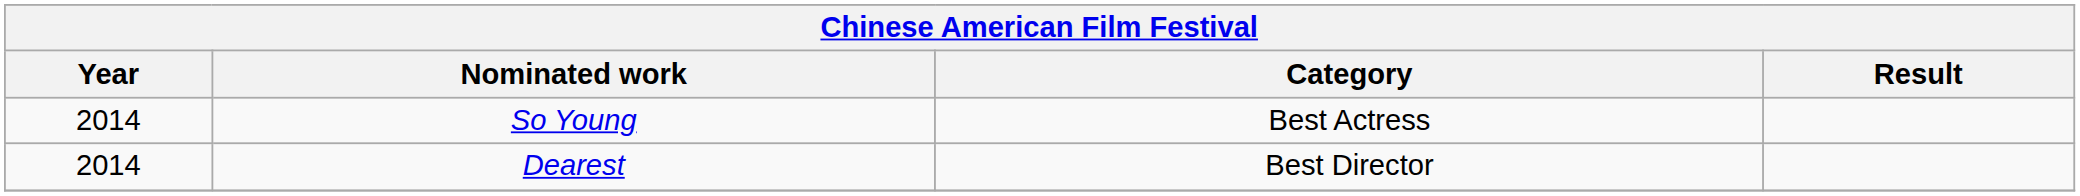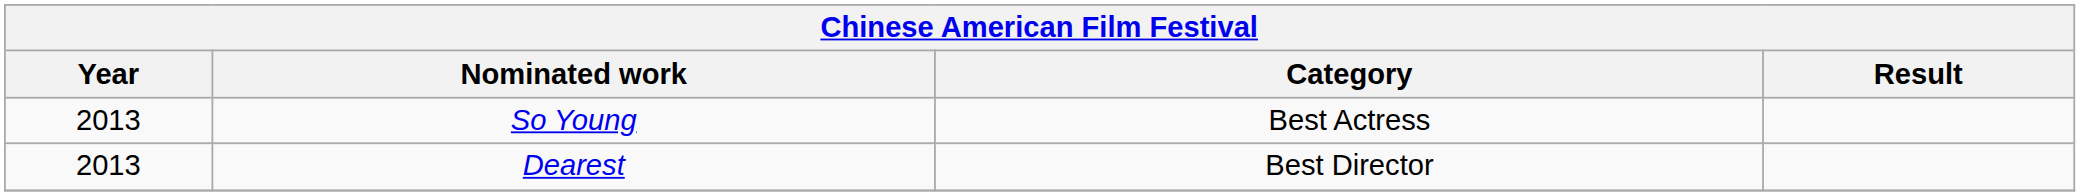(108, 119) 2014 -> (108, 119) 2013
(108, 166) 2014 -> (108, 166) 2013
